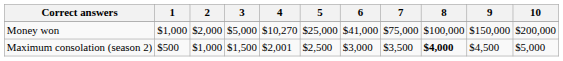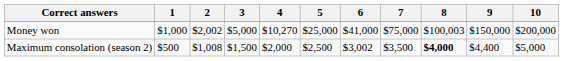(207, 30) $2,000 -> (207, 30) $2,002
(444, 30) $100,000 -> (444, 30) $100,003
(207, 47) $1,000 -> (207, 47) $1,008
(277, 47) $2,001 -> (277, 47) $2,000
(358, 47) $3,000 -> (358, 47) $3,002
(484, 47) $4,500 -> (484, 47) $4,400
